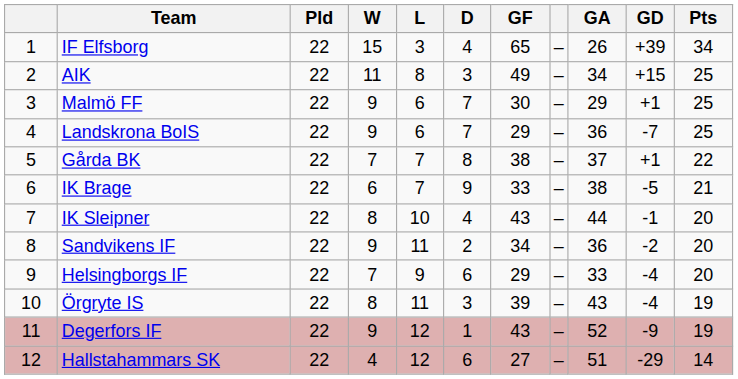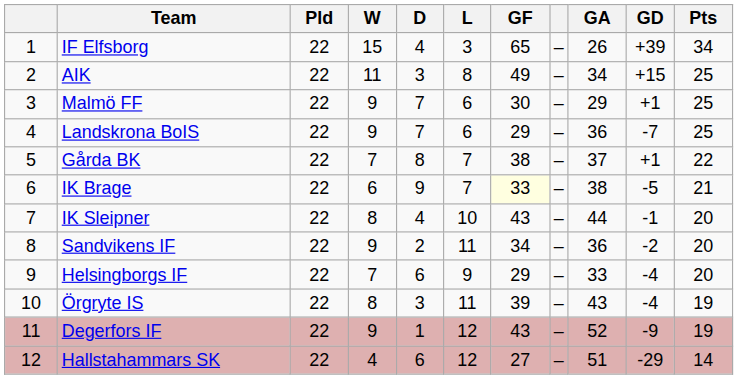columns swapped: (467, 18) <-> (420, 18)
(520, 189) no background -> (520, 189) lightyellow background
